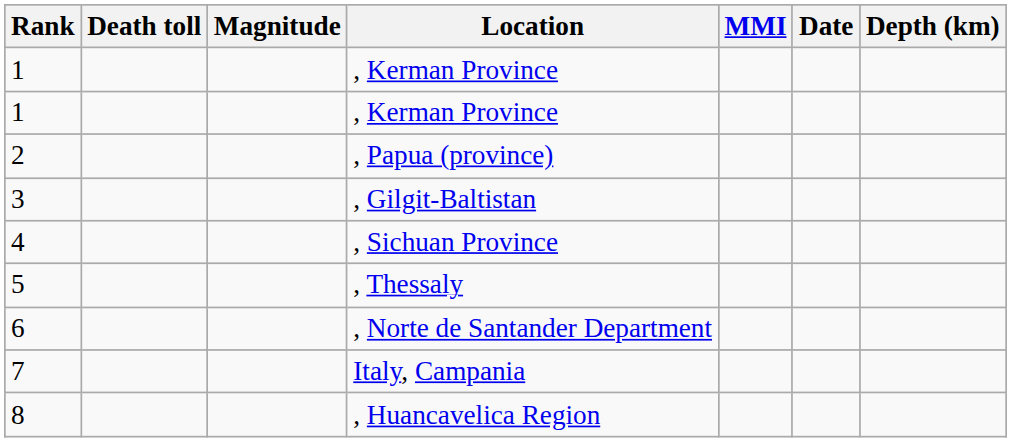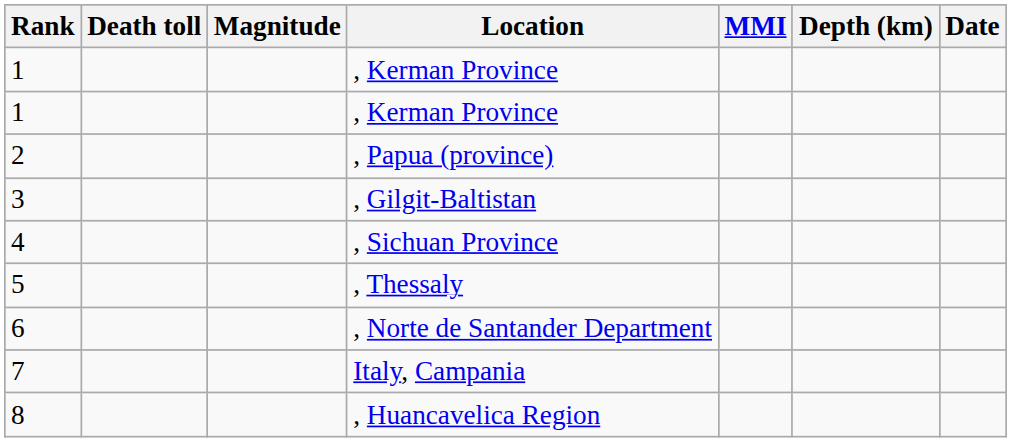columns swapped: (933, 26) <-> (826, 26)
